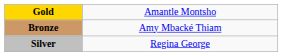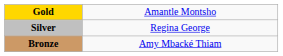rows swapped: (43, 43) <-> (43, 28)
